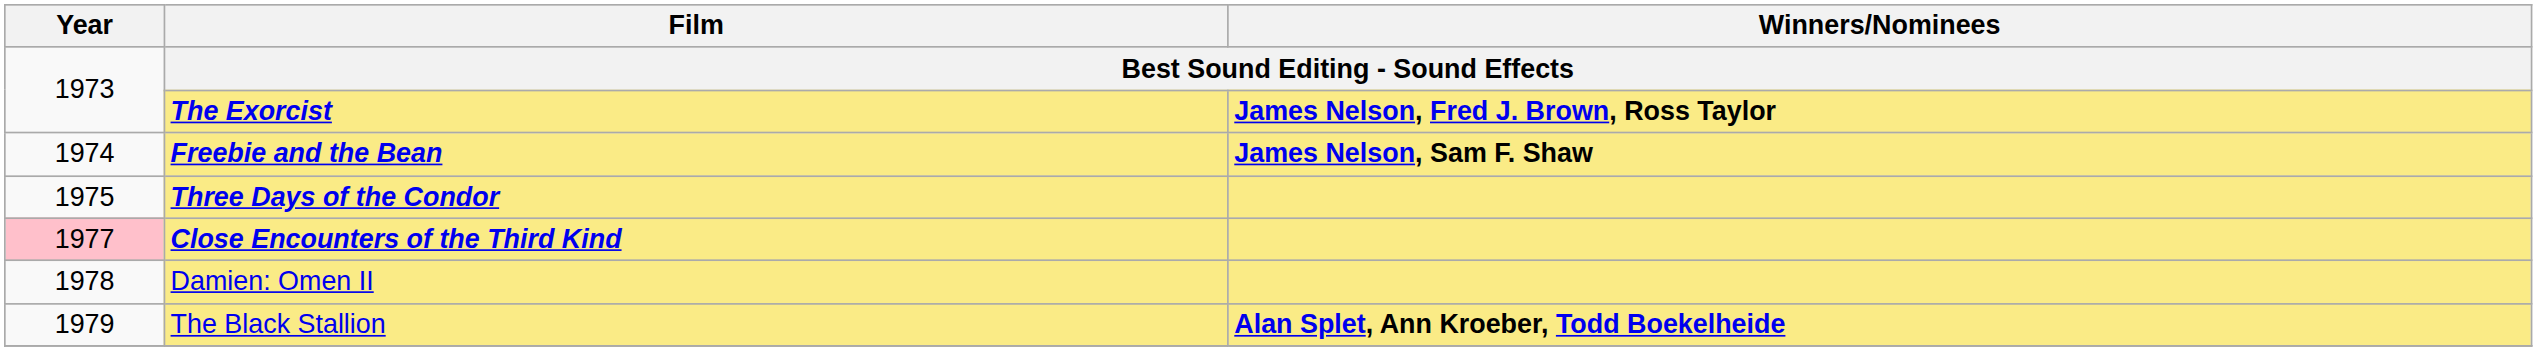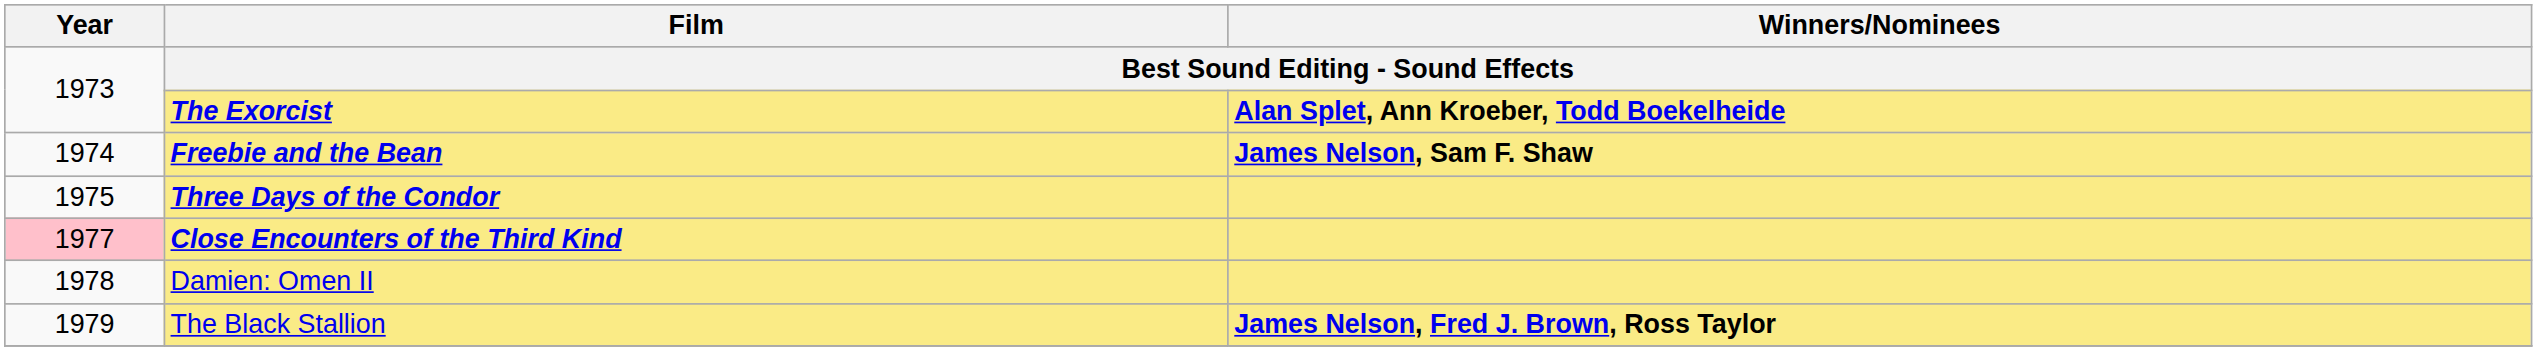(1505, 111) James Nelson, Fred J. Brown, Ross Taylor -> (1510, 111) Alan Splet, Ann Kroeber, Todd Boekelheide
(1510, 324) Alan Splet, Ann Kroeber, Todd Boekelheide -> (1505, 324) James Nelson, Fred J. Brown, Ross Taylor
